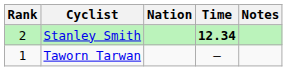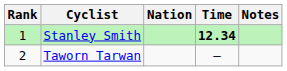(22, 35) 2 -> (22, 35) 1
(22, 55) 1 -> (22, 55) 2
